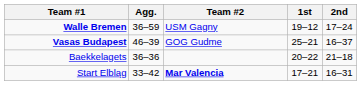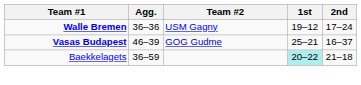(146, 27) 36–59 -> (146, 27) 36–36
(146, 57) 36–36 -> (146, 57) 36–59
(305, 57) no background -> (305, 57) paleturquoise background
- row: (102, 73)
